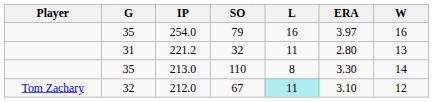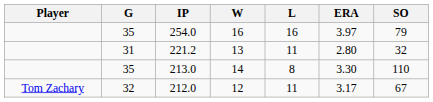columns swapped: (401, 13) <-> (237, 13)
(292, 87) paleturquoise background -> (292, 87) no background
(346, 87) 3.10 -> (346, 87) 3.17
